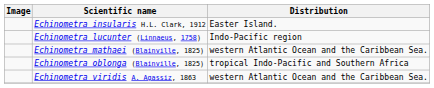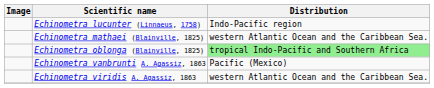- row: (120, 24)
(309, 63) no background -> (309, 50) lightgreen background
+ row: (120, 63)
